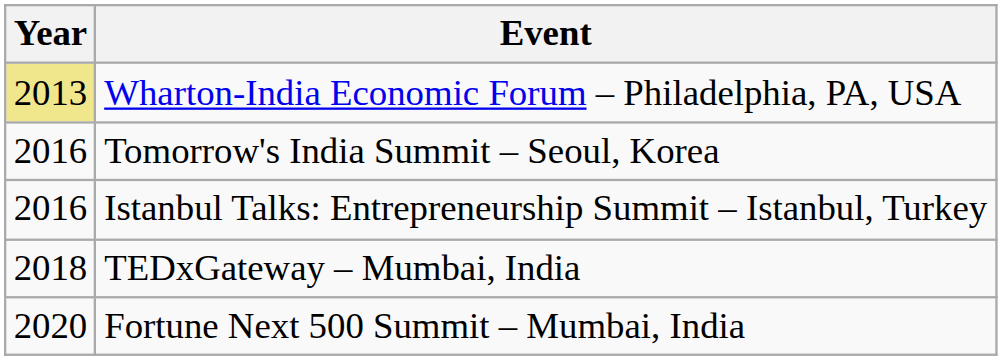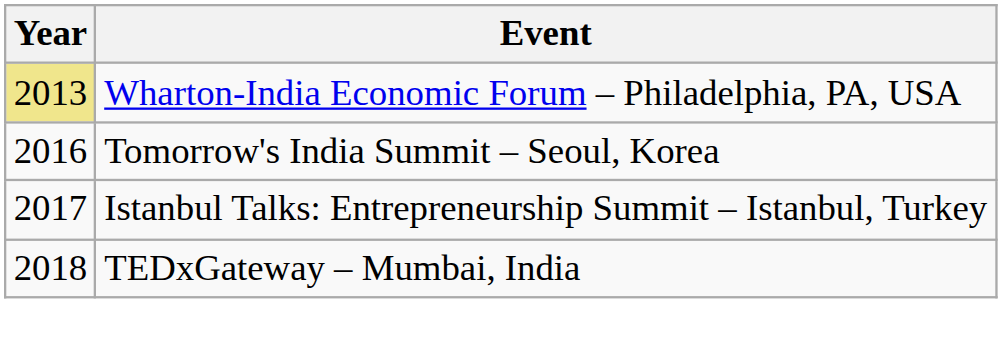(50, 208) 2016 -> (50, 208) 2017
- row: (425, 325)
